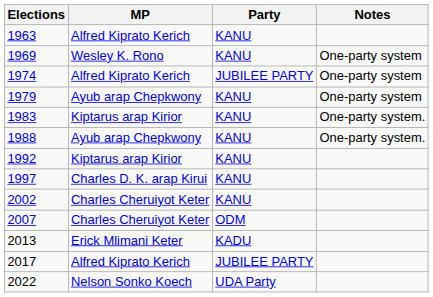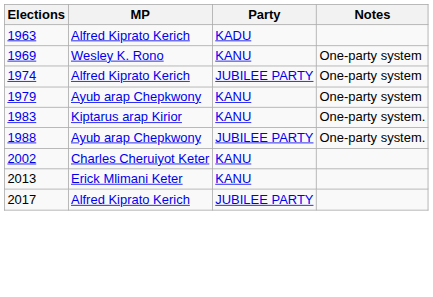(233, 35) KANU -> (233, 35) KADU
(233, 138) KANU -> (264, 138) JUBILEE PARTY
- row: (22, 158)
- row: (22, 179)
- row: (22, 220)
(233, 240) KADU -> (233, 179) KANU
- row: (22, 281)
